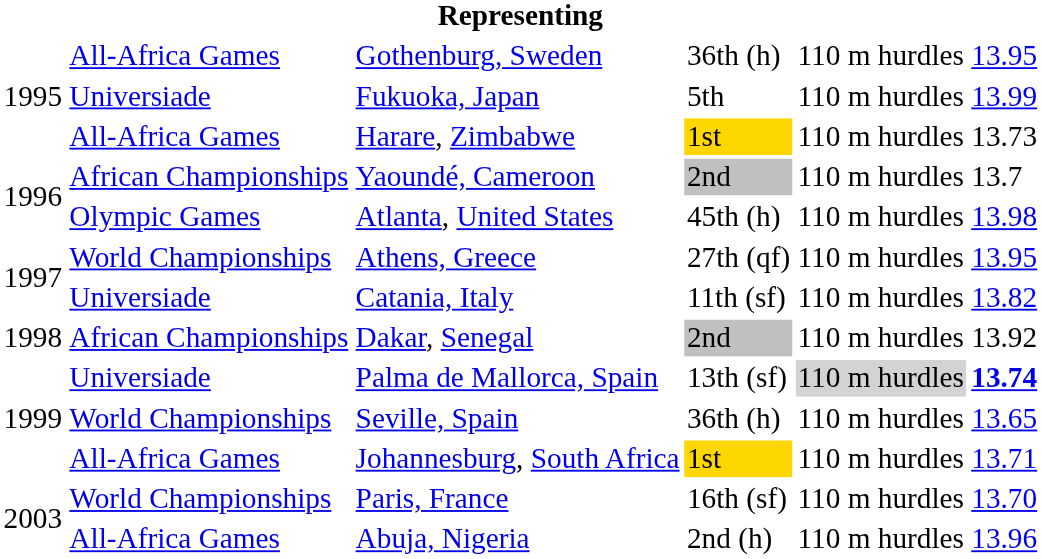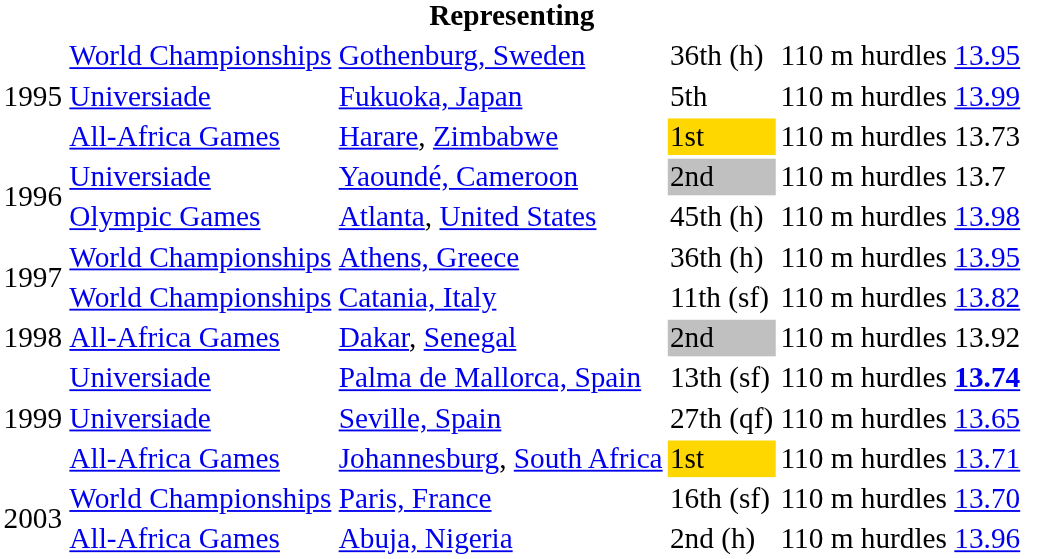(175, 55) All-Africa Games -> (200, 55) World Championships
(209, 176) African Championships -> (140, 176) Universiade
(739, 257) 27th (qf) -> (717, 257) 36th (h)
(140, 297) Universiade -> (200, 297) World Championships
(209, 337) African Championships -> (175, 337) All-Africa Games
(881, 377) lightgrey background -> (864, 377) no background
(200, 418) World Championships -> (140, 418) Universiade
(734, 418) 36th (h) -> (722, 418) 27th (qf)
